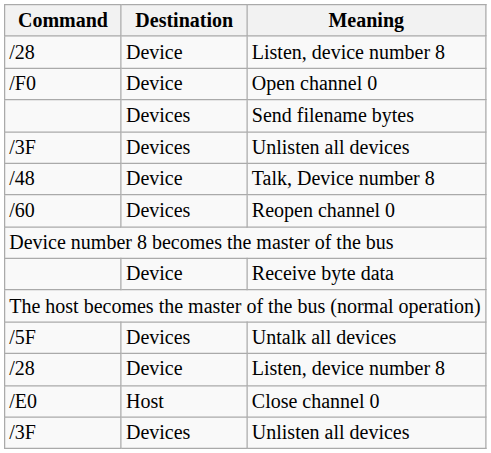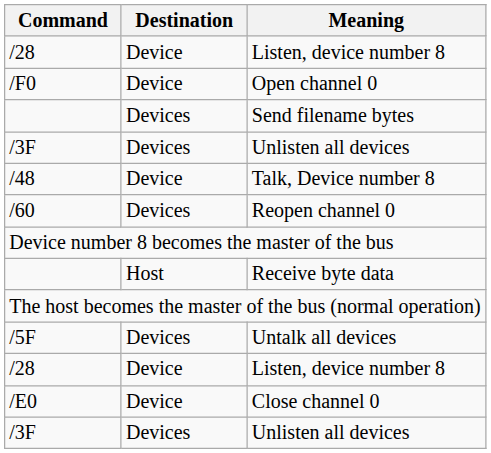(154, 274) Device -> (145, 274) Host
(145, 400) Host -> (154, 400) Device
